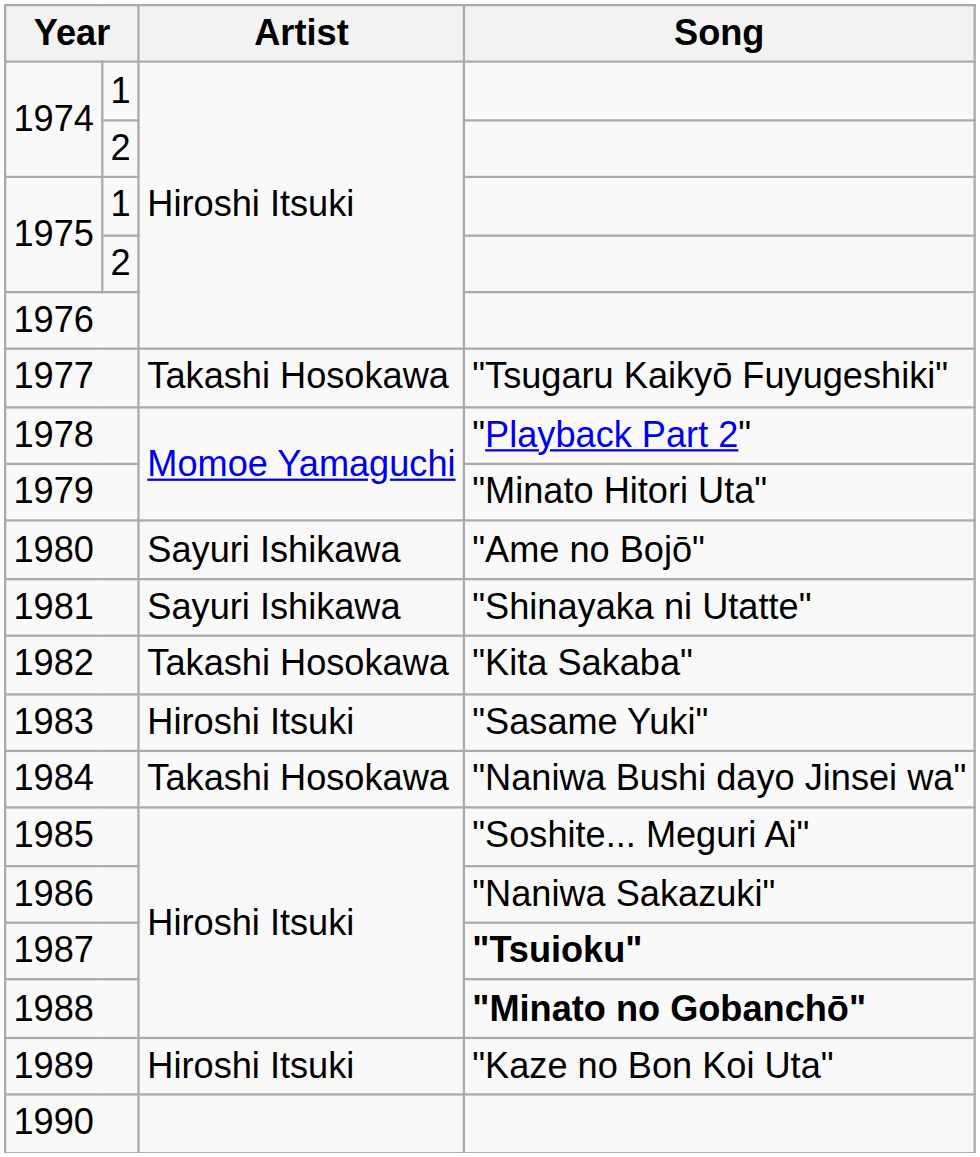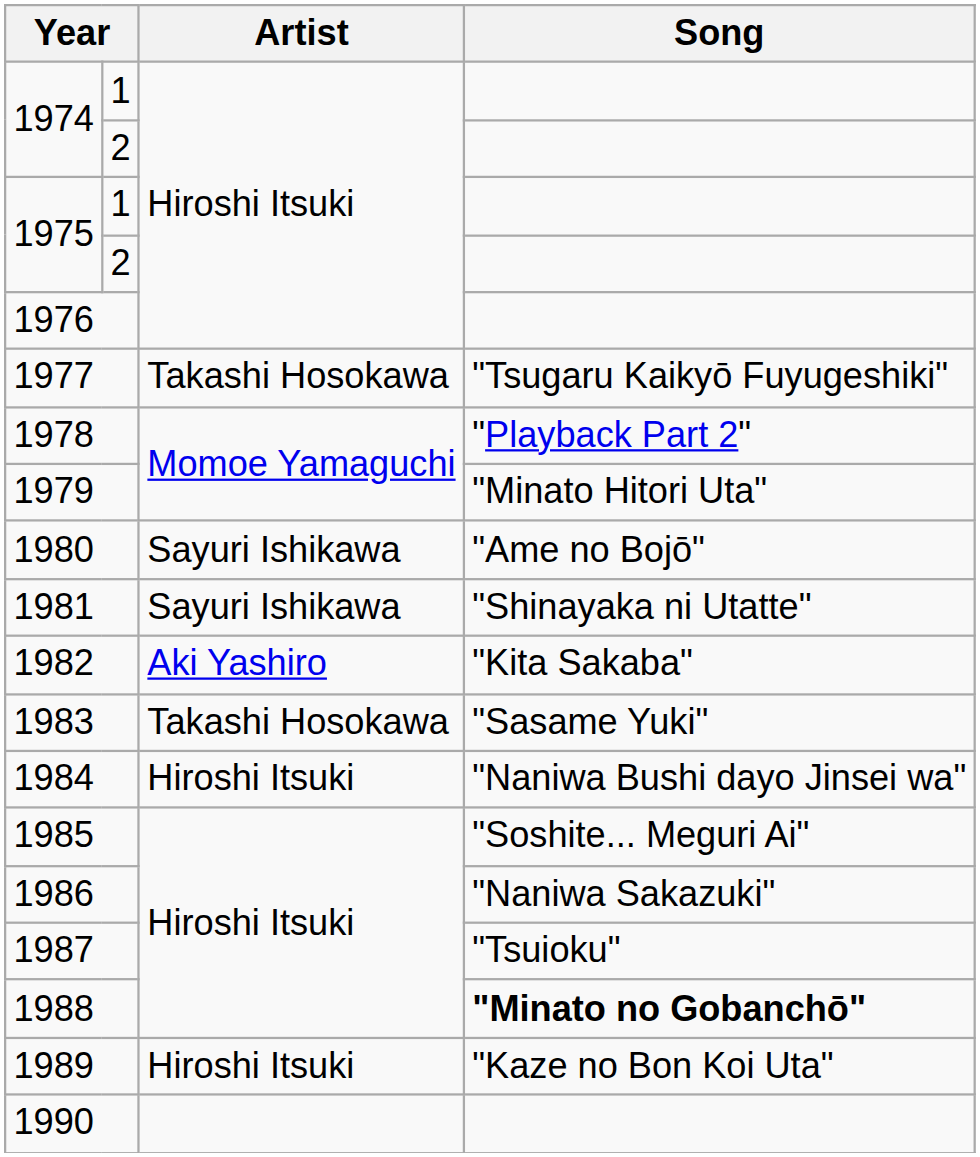(298, 663) Takashi Hosokawa -> (237, 663) Aki Yashiro
(251, 721) Hiroshi Itsuki -> (298, 721) Takashi Hosokawa
(298, 778) Takashi Hosokawa -> (251, 778) Hiroshi Itsuki
(557, 950) bold -> (546, 950) normal
